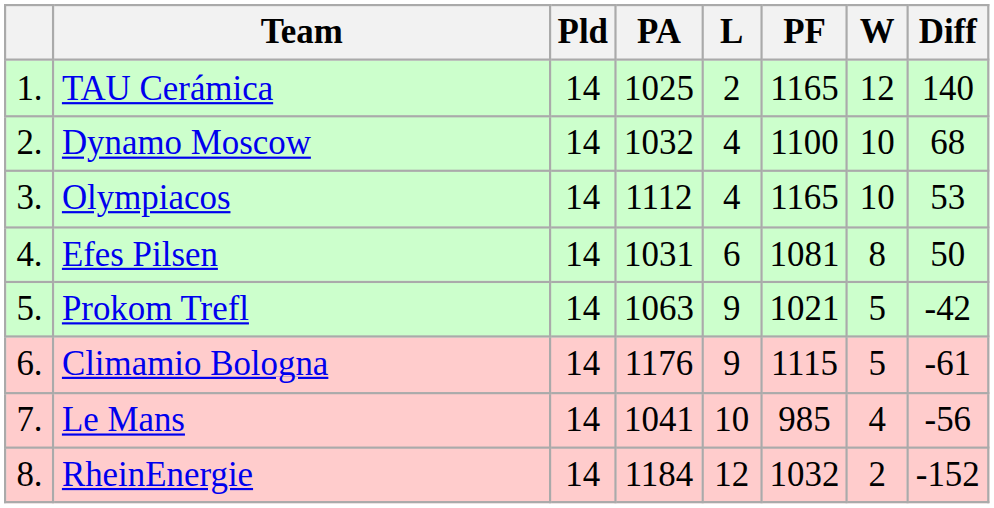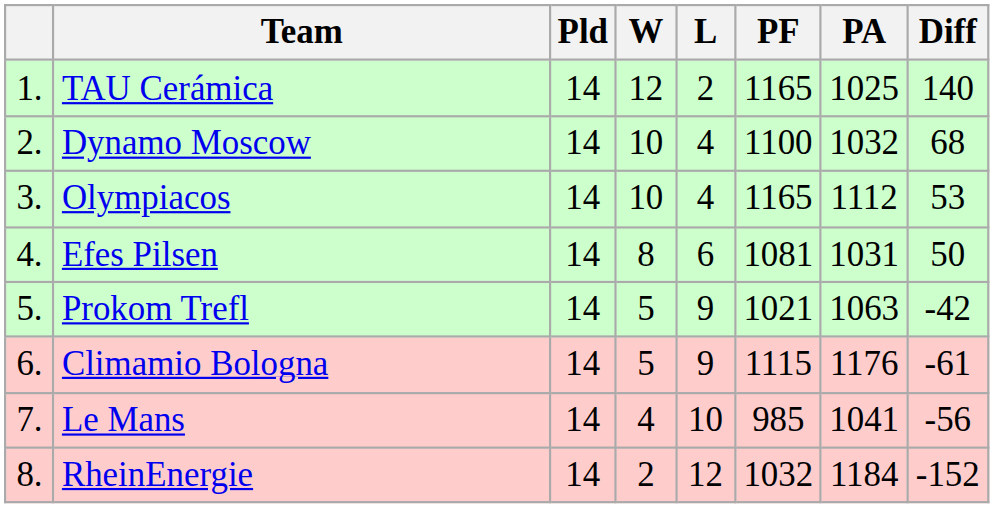columns swapped: (877, 32) <-> (659, 32)
